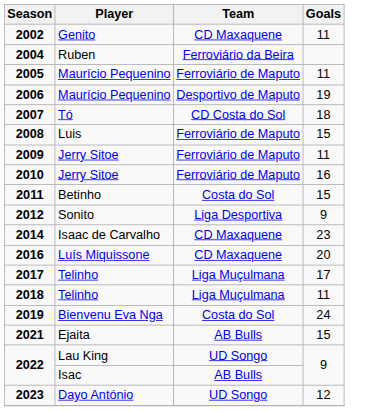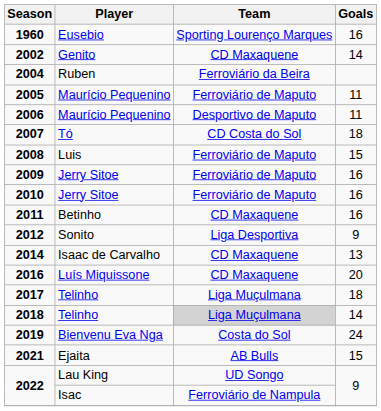+ row: (30, 34)
(323, 34) 11 -> (356, 54) 14
(323, 94) 19 -> (356, 114) 11
(323, 154) 11 -> (356, 174) 16
(238, 194) Costa do Sol -> (254, 214) CD Maxaquene
(323, 194) 15 -> (356, 214) 16
(323, 235) 23 -> (356, 255) 13
(323, 275) 17 -> (356, 295) 18
(238, 295) no background -> (254, 315) lightgrey background
(323, 295) 11 -> (356, 315) 14
(238, 375) AB Bulls -> (254, 395) Ferroviário de Nampula
- row: (30, 395)
